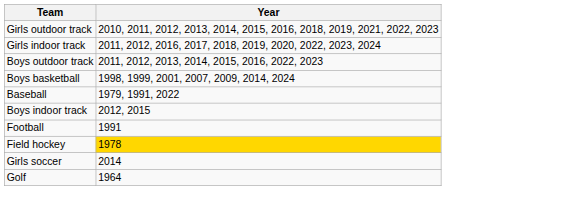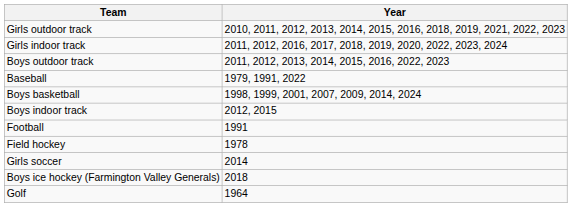rows swapped: (43, 78) <-> (27, 95)
(110, 144) gold background -> (236, 144) no background
+ row: (113, 177)
